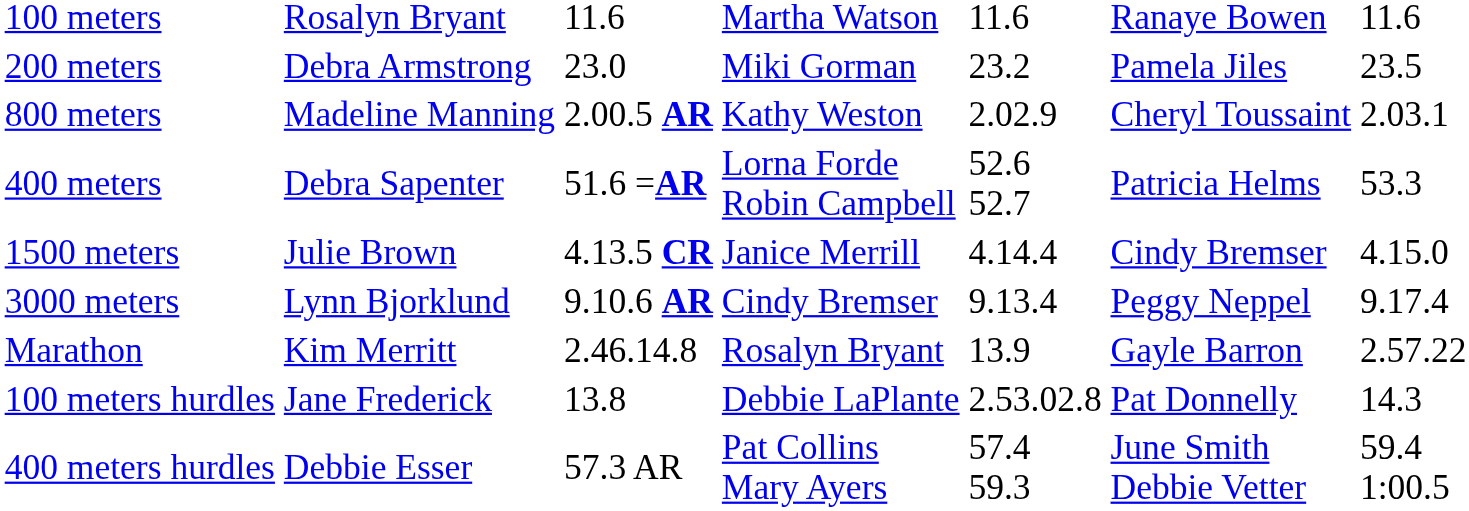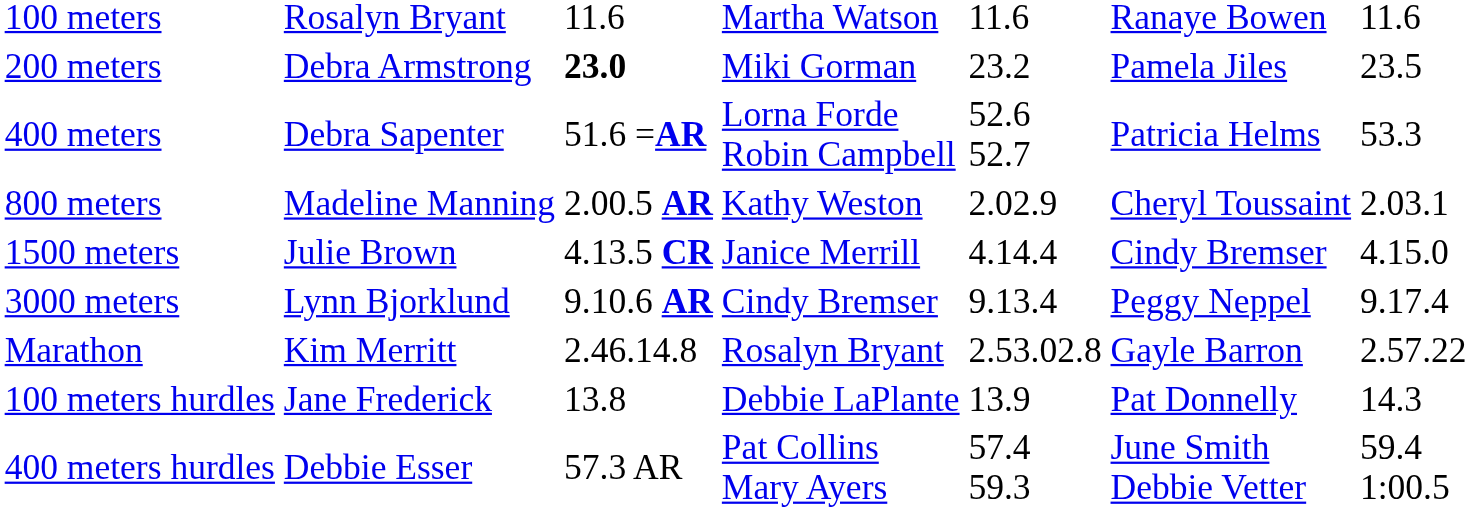(595, 65) normal -> (595, 65) bold
rows swapped: (83, 183) <-> (83, 114)
(1000, 350) 13.9 -> (1035, 350) 2.53.02.8
(1035, 398) 2.53.02.8 -> (1000, 398) 13.9
